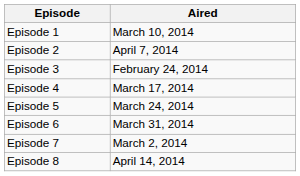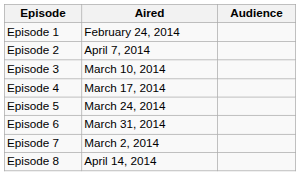+ column: (257, 13)
(153, 32) March 10, 2014 -> (132, 32) February 24, 2014
(160, 69) February 24, 2014 -> (125, 69) March 10, 2014
